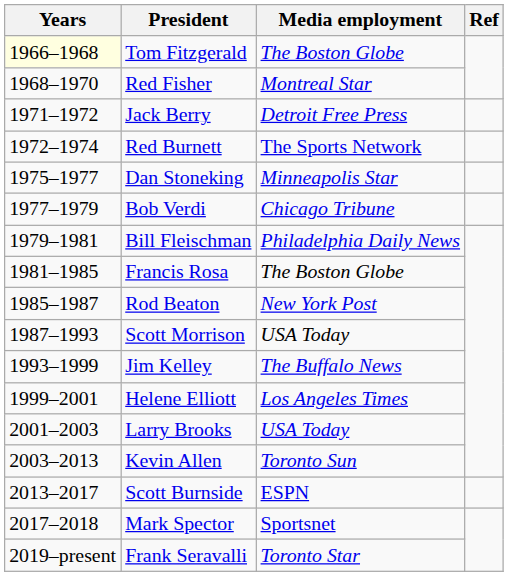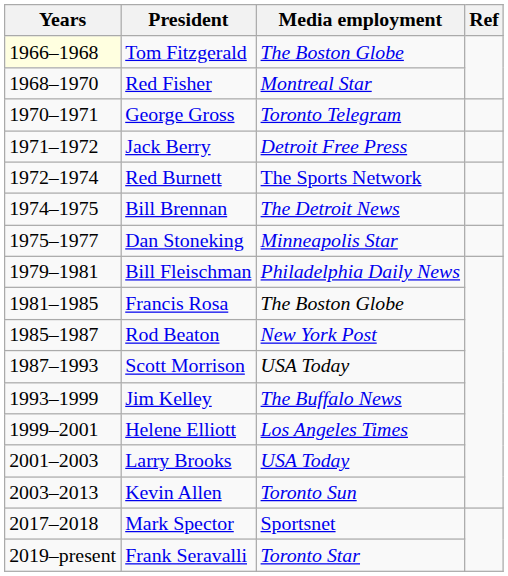+ row: (180, 114)
+ row: (176, 209)
- row: (166, 209)
- row: (184, 492)
